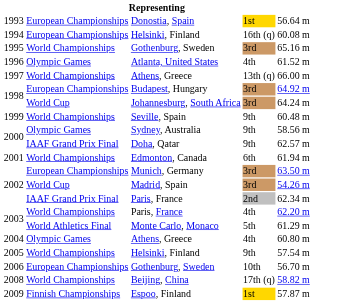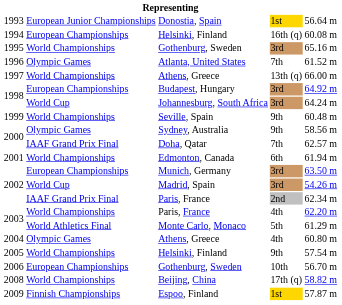(77, 21) European Championships -> (91, 21) European Junior Championships
(249, 62) 4th -> (277, 62) 7th
(249, 144) 9th -> (277, 144) 7th
